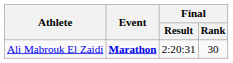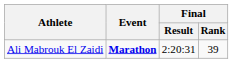(213, 49) 30 -> (213, 49) 39
